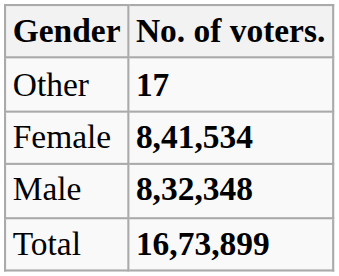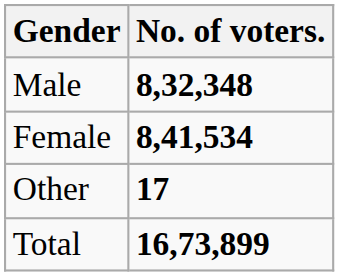rows swapped: (47, 190) <-> (51, 84)
